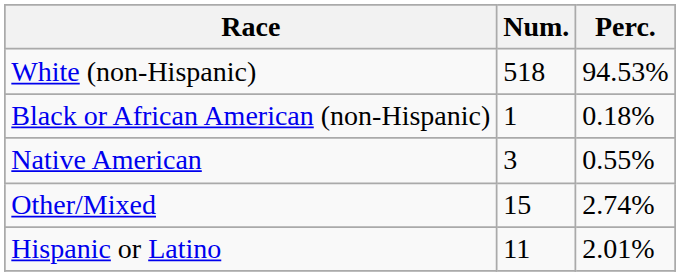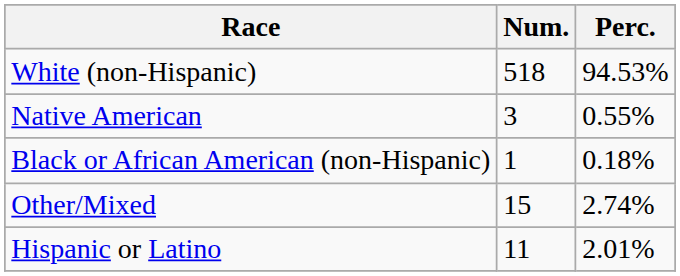rows swapped: (251, 115) <-> (107, 159)
